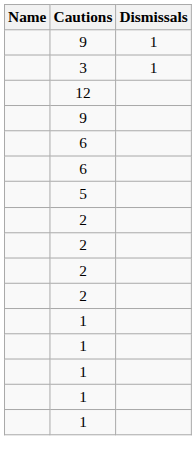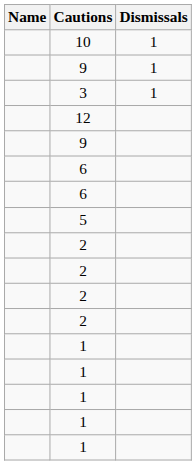+ row: (83, 42)
